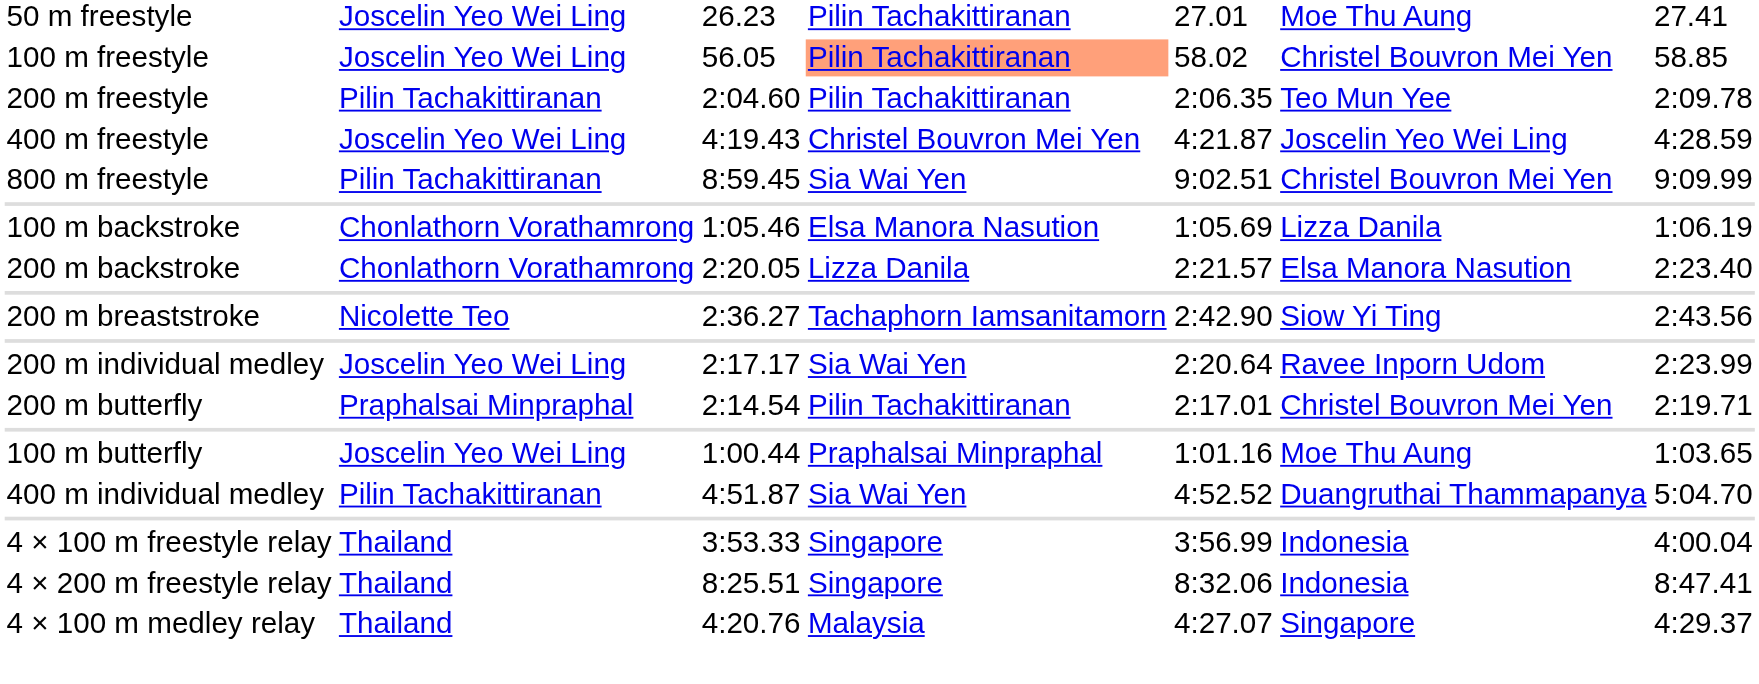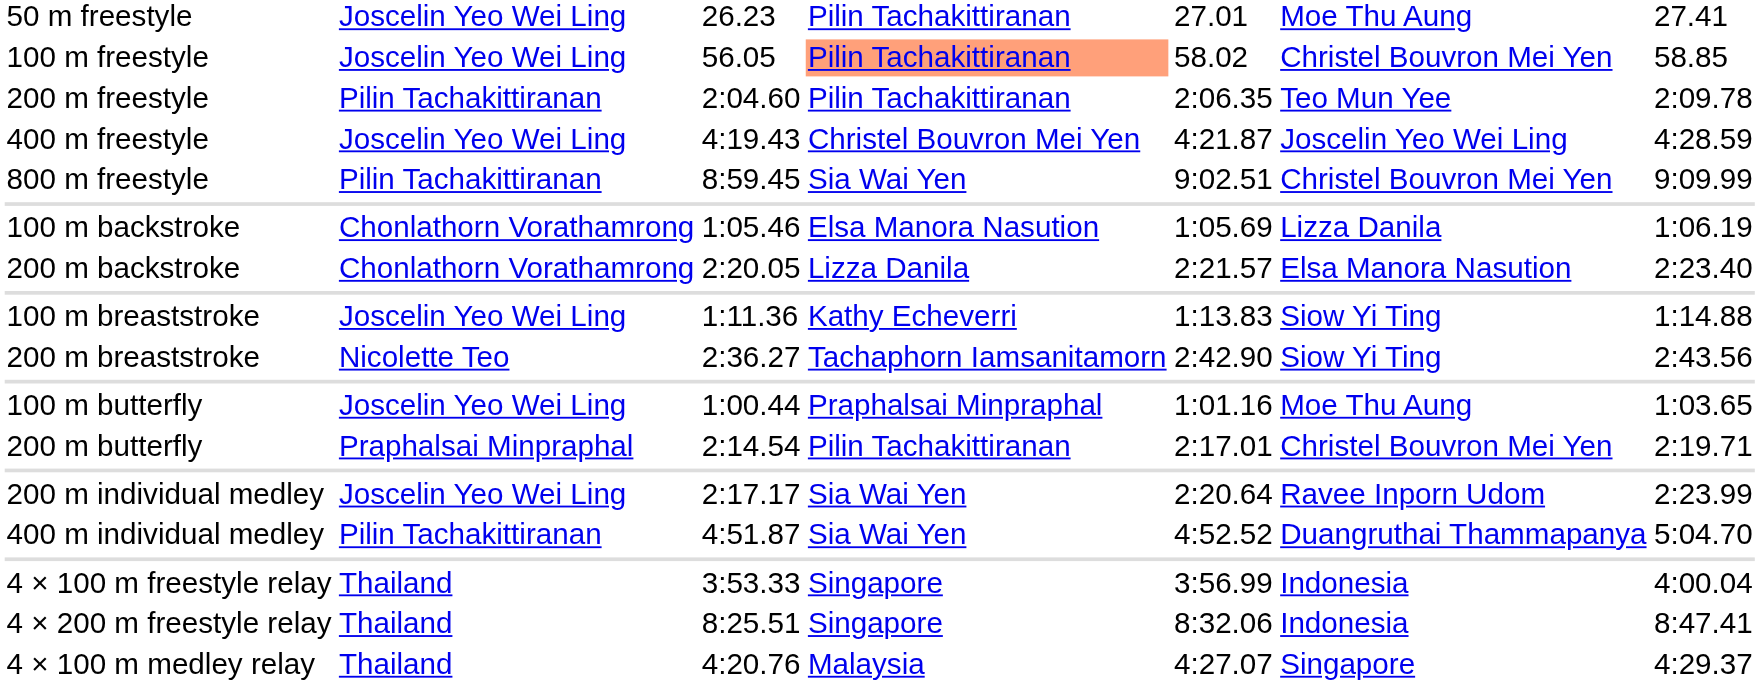+ row: (133, 316)
rows swapped: (104, 453) <-> (165, 364)
